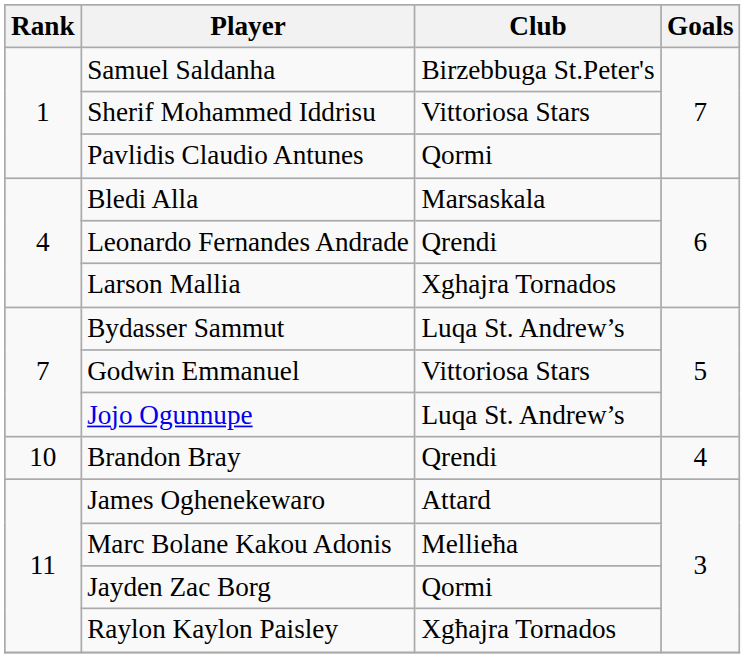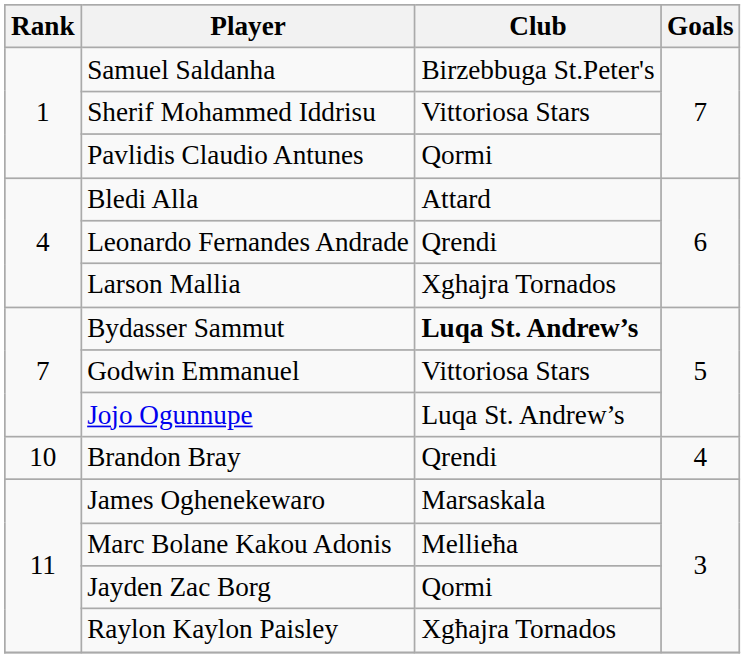(483, 198) Marsaskala -> (456, 198) Attard
(523, 328) normal -> (530, 328) bold
(456, 500) Attard -> (483, 500) Marsaskala
